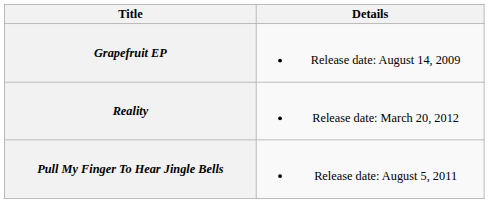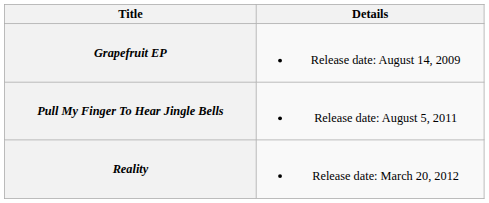rows swapped: (130, 169) <-> (130, 111)
